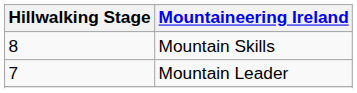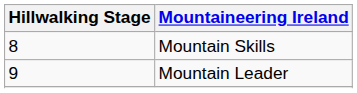(13, 73) 7 -> (13, 73) 9
